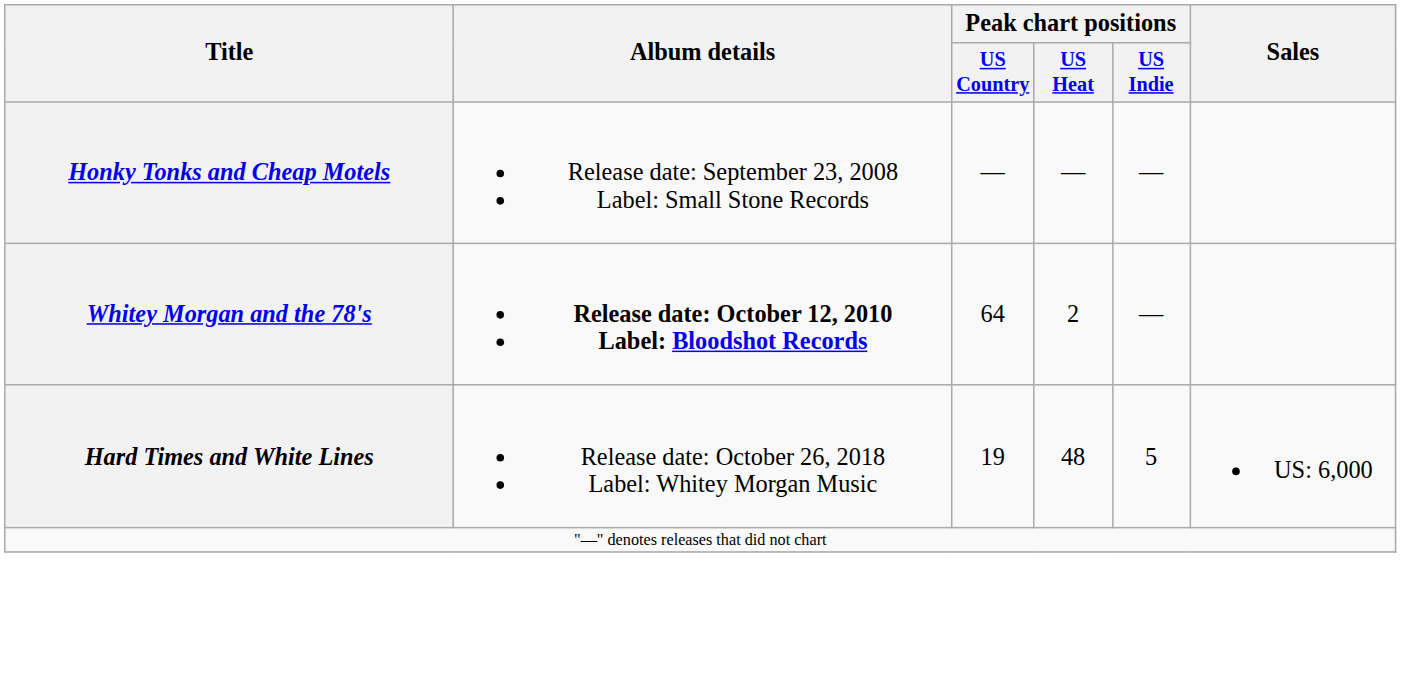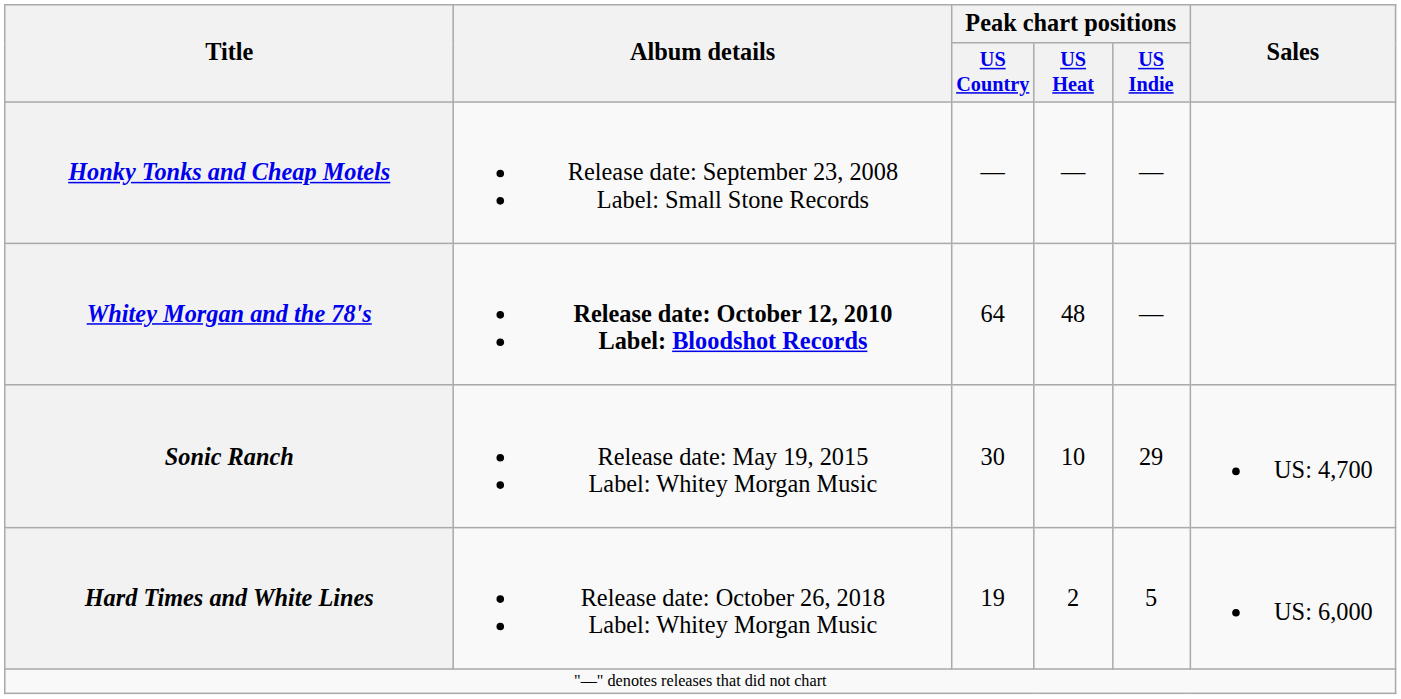(1073, 314) 2 -> (1073, 314) 48
+ row: (229, 456)
(1073, 456) 48 -> (1073, 598) 2
